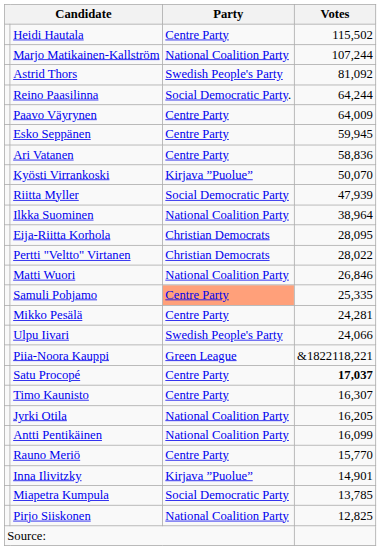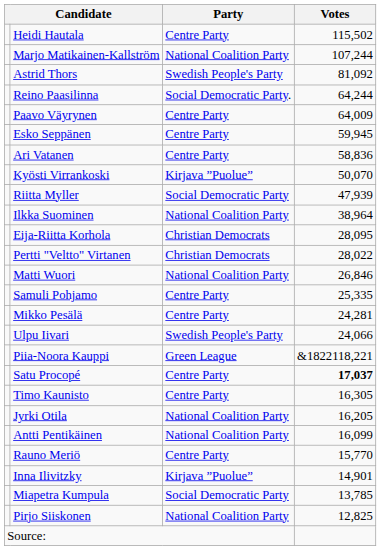(197, 295) lightsalmon background -> (197, 295) no background
(355, 395) 16,307 -> (355, 395) 16,305
